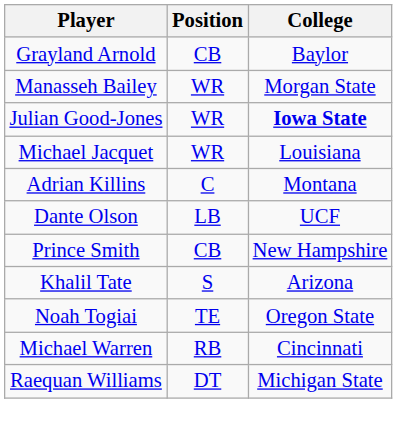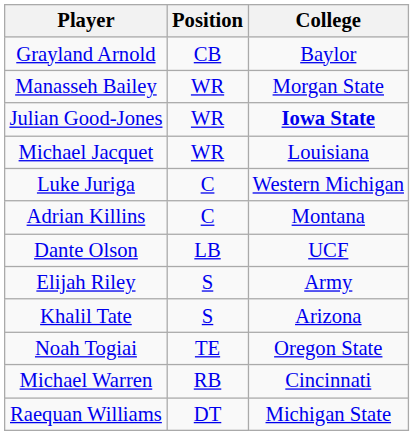+ row: (86, 184)
+ row: (86, 282)
- row: (86, 250)
